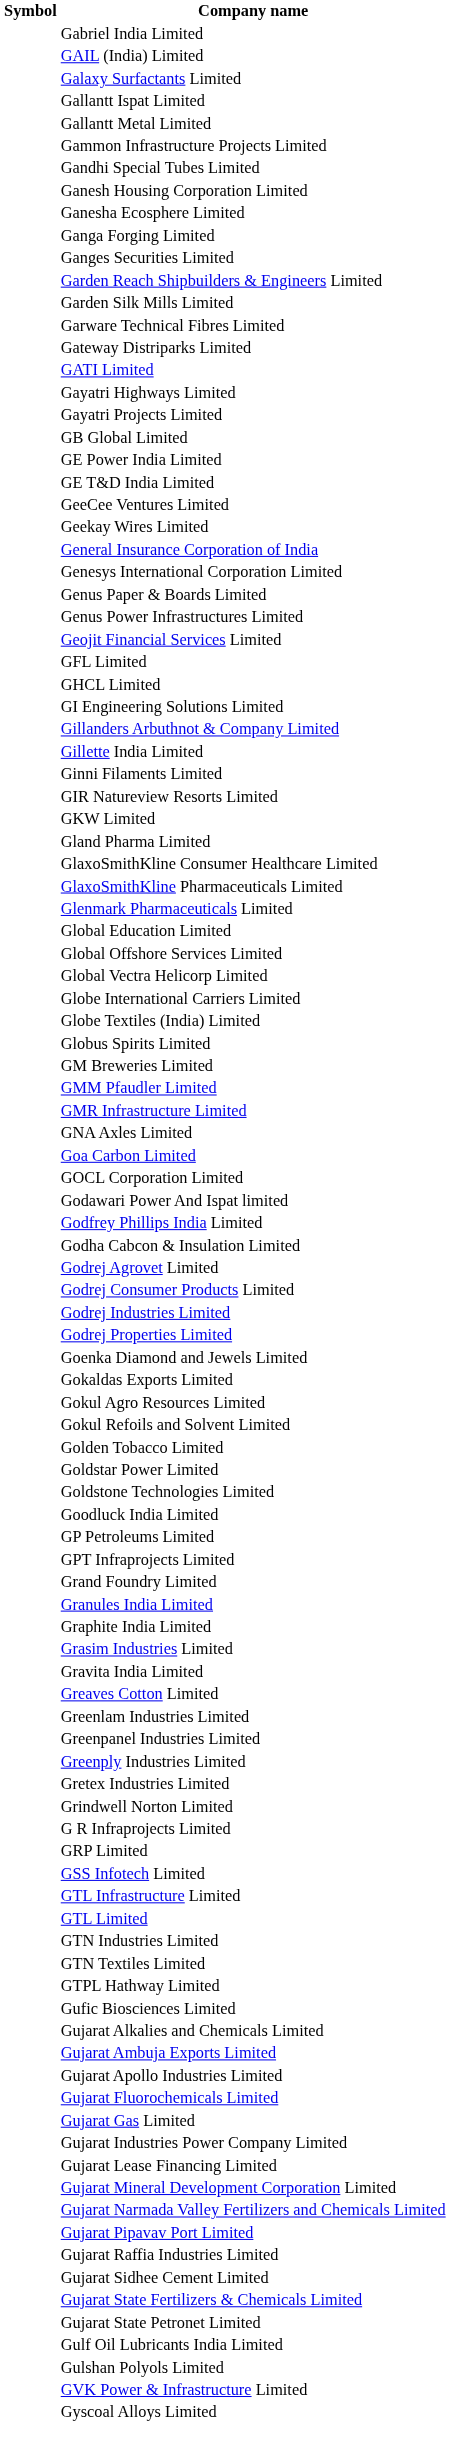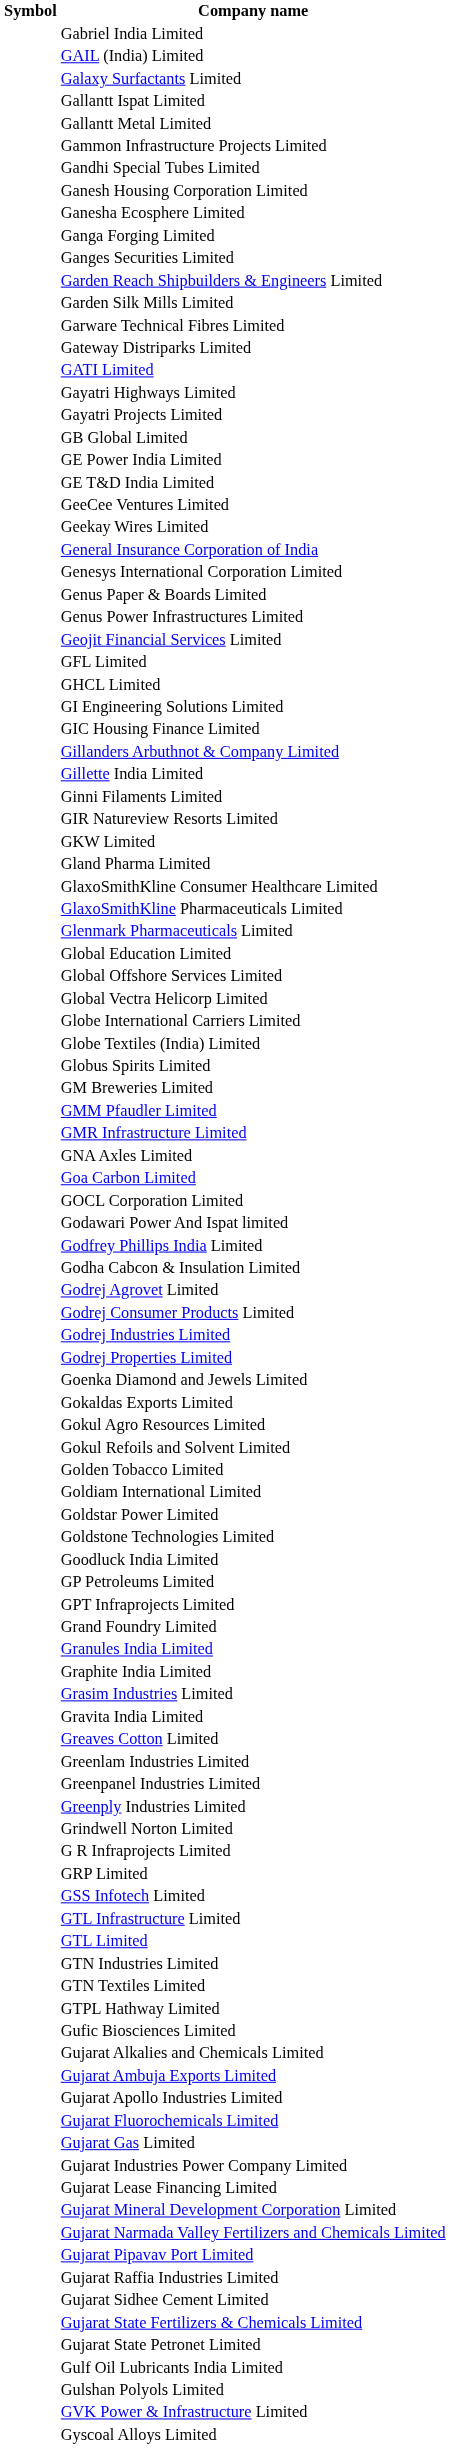+ row: (160, 729)
+ row: (161, 1492)
- row: (145, 1783)
